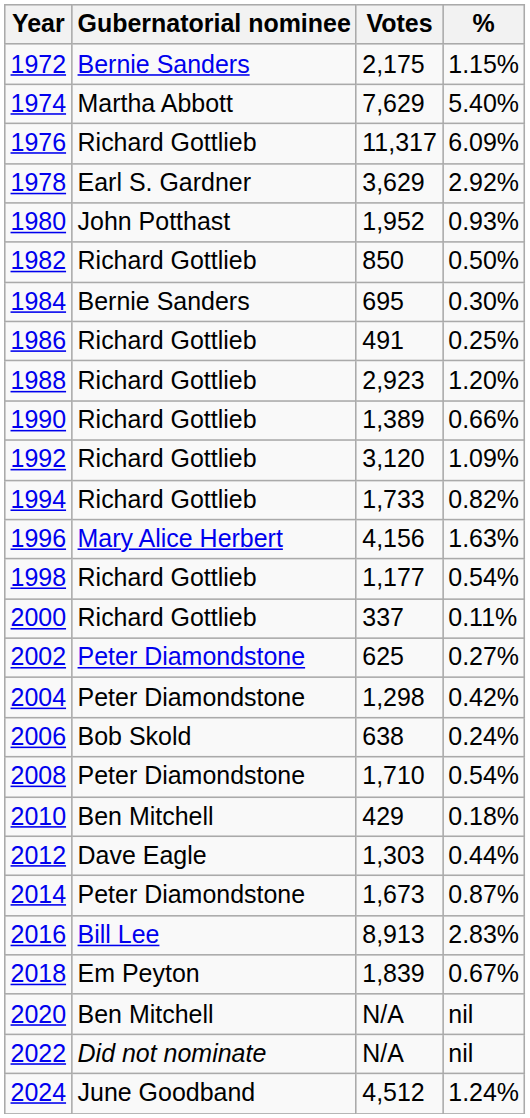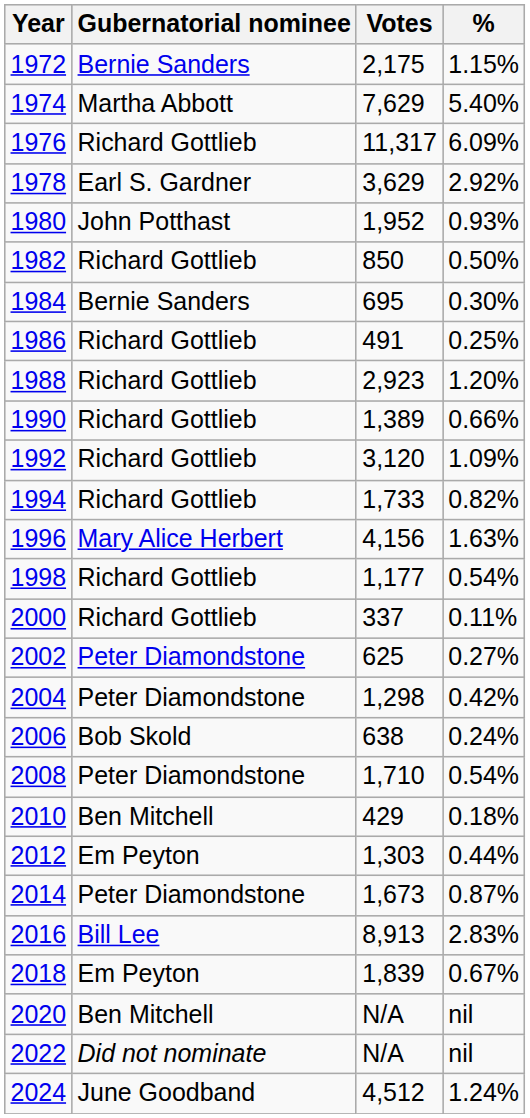(142, 855) Dave Eagle -> (139, 855) Em Peyton
